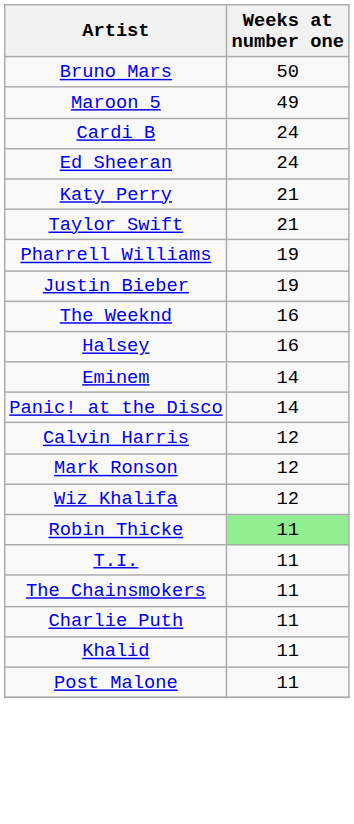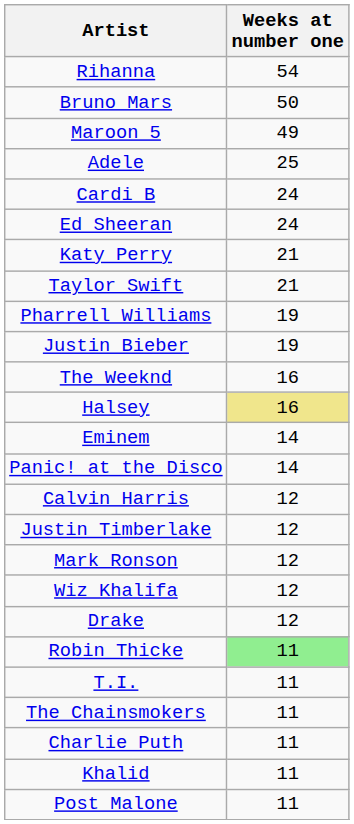+ row: (116, 72)
+ row: (116, 164)
(288, 347) no background -> (288, 408) khaki background
+ row: (116, 530)
+ row: (116, 621)
